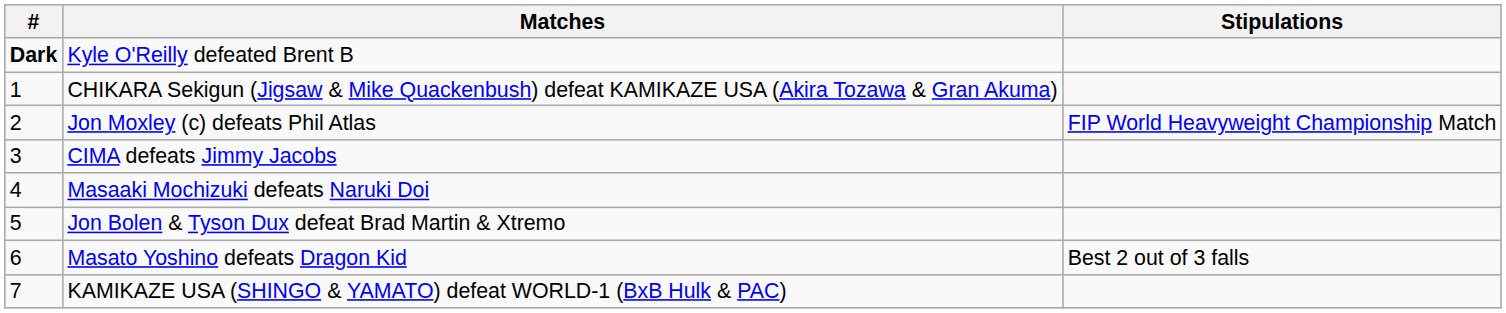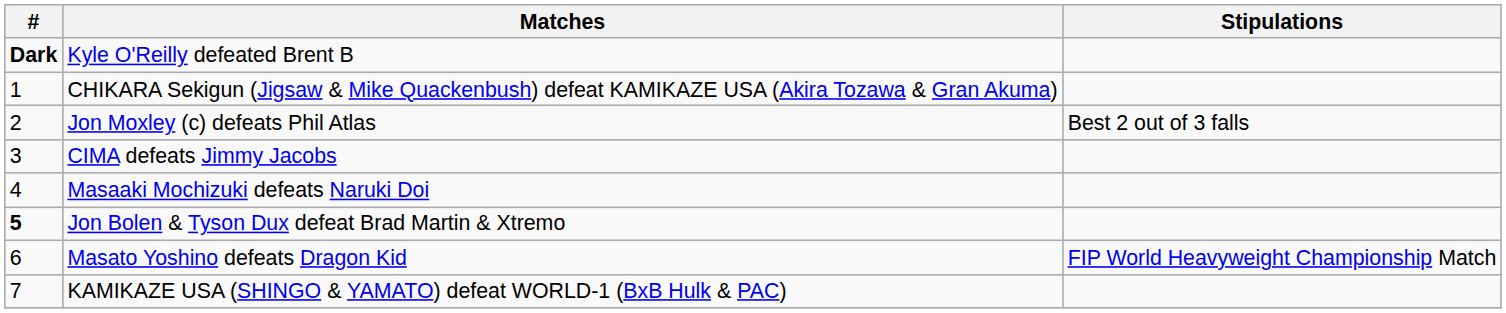(1282, 122) FIP World Heavyweight Championship Match -> (1158, 122) Best 2 out of 3 falls
(16, 223) normal -> (16, 223) bold
(1158, 257) Best 2 out of 3 falls -> (1282, 257) FIP World Heavyweight Championship Match
